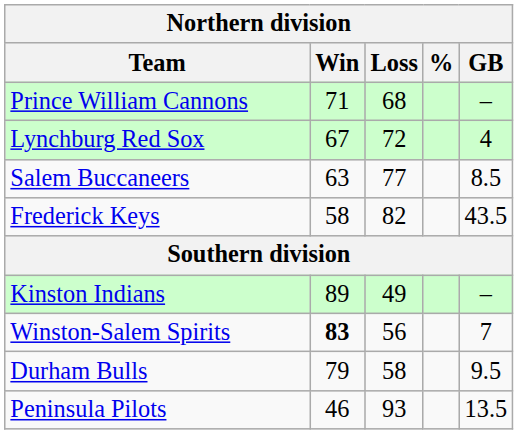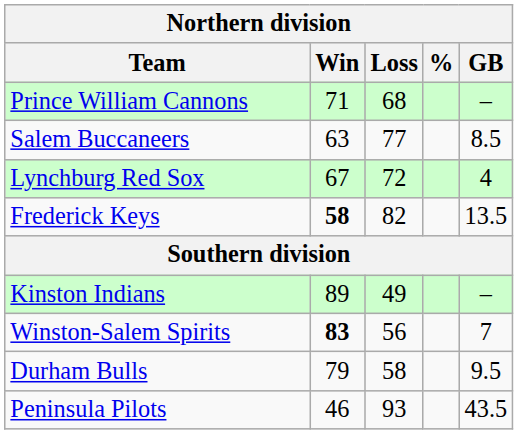rows swapped: (107, 139) <-> (100, 178)
(337, 216) normal -> (337, 216) bold
(486, 216) 43.5 -> (486, 216) 13.5
(486, 409) 13.5 -> (486, 409) 43.5
